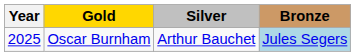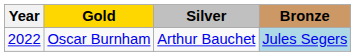(24, 39) 2025 -> (24, 39) 2022
